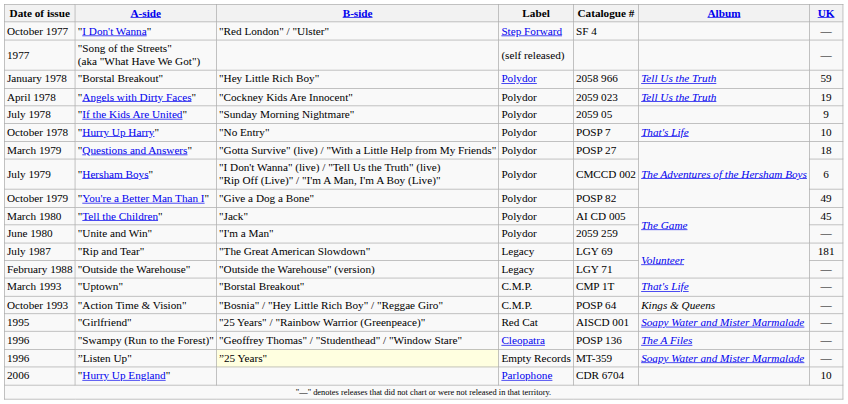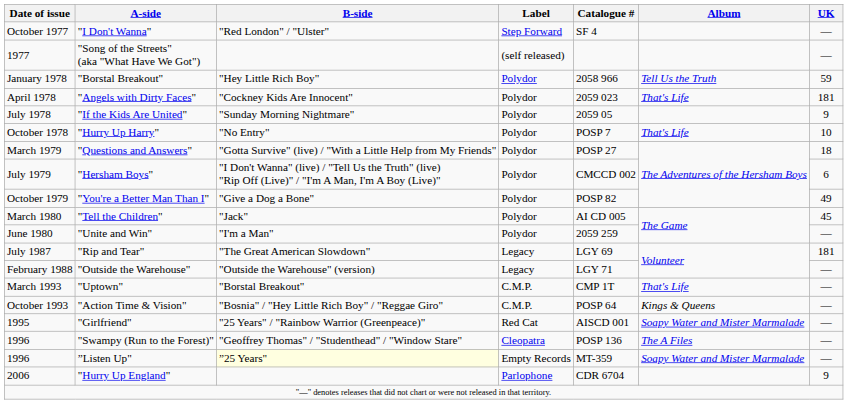(679, 97) Tell Us the Truth -> (665, 97) That's Life
(826, 97) 19 -> (826, 97) 181
(826, 376) 10 -> (826, 376) 9
